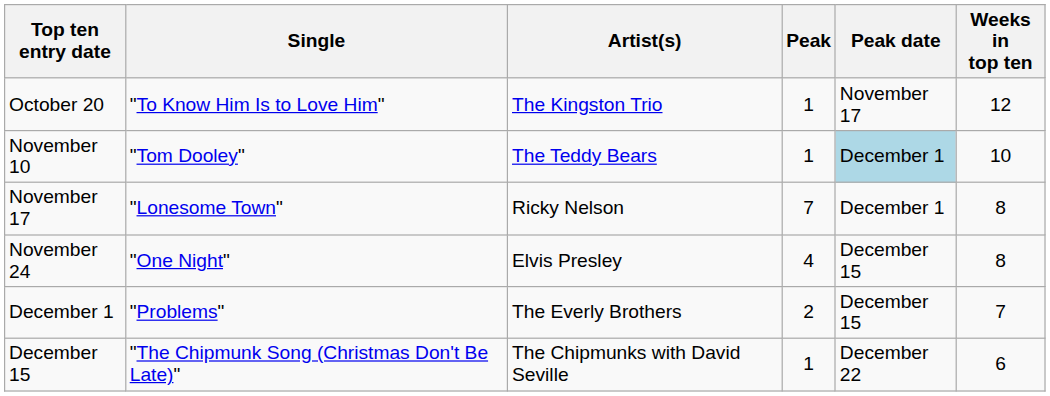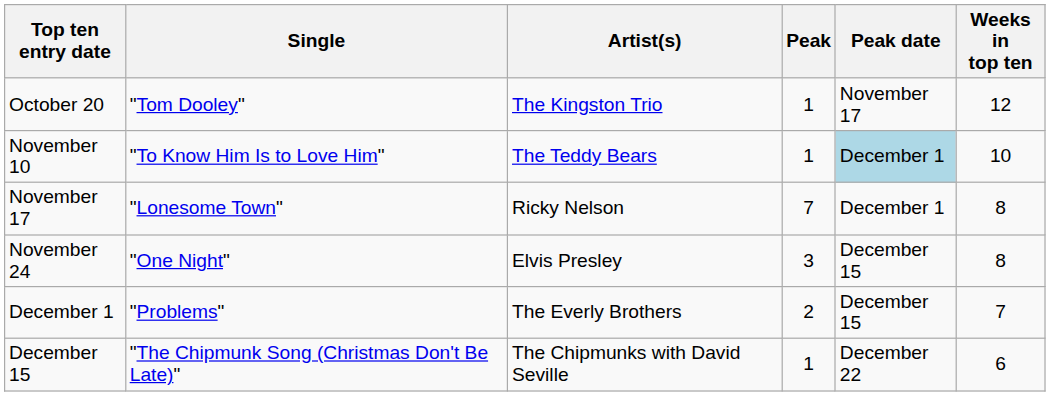(257, 104) "To Know Him Is to Love Him" -> (187, 104) "Tom Dooley"
(187, 156) "Tom Dooley" -> (257, 156) "To Know Him Is to Love Him"
(809, 260) 4 -> (809, 260) 3
